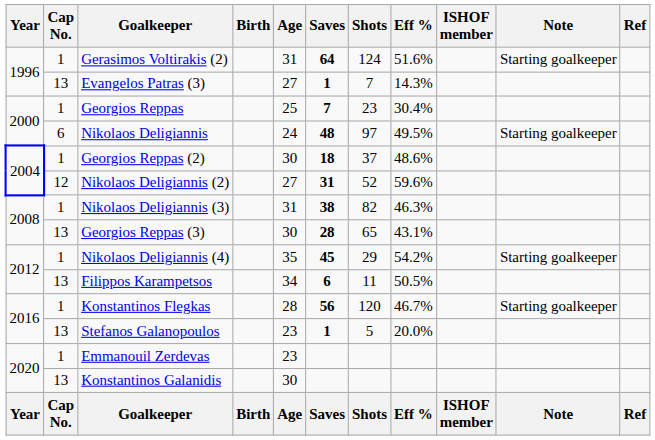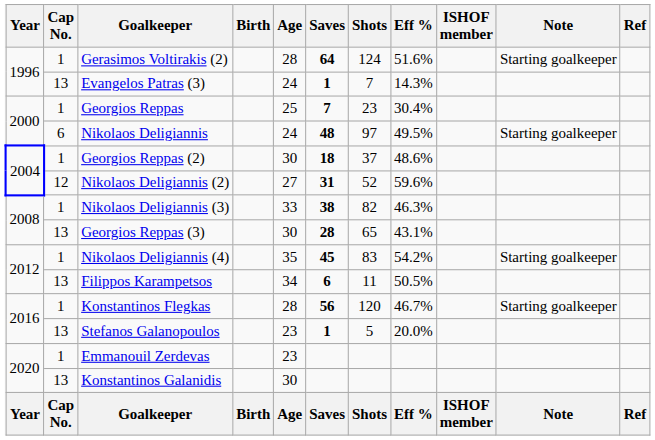(290, 59) 31 -> (290, 59) 28
(290, 84) 27 -> (290, 84) 24
(290, 207) 31 -> (290, 207) 33
(369, 257) 29 -> (369, 257) 83
